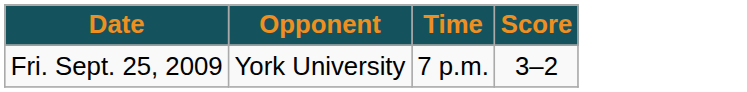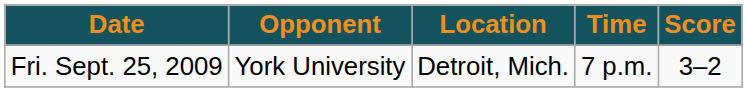+ column: (493, 24)
